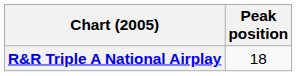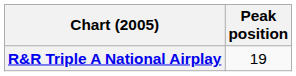(258, 58) 18 -> (258, 58) 19
